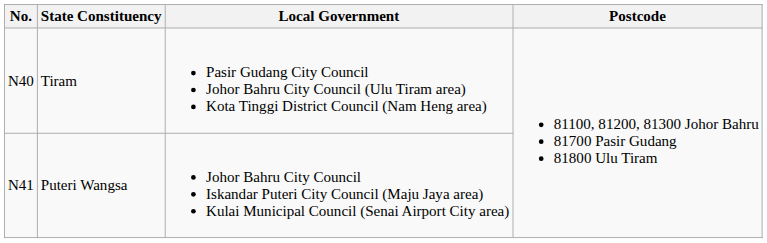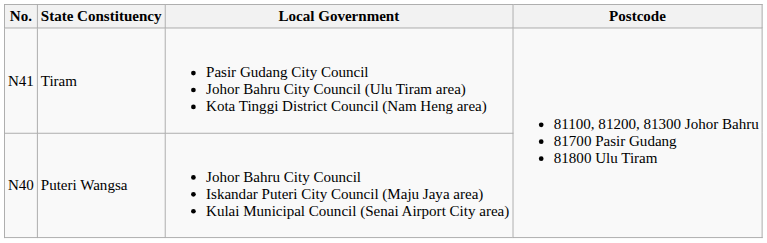(21, 80) N40 -> (21, 80) N41
(21, 185) N41 -> (21, 185) N40
